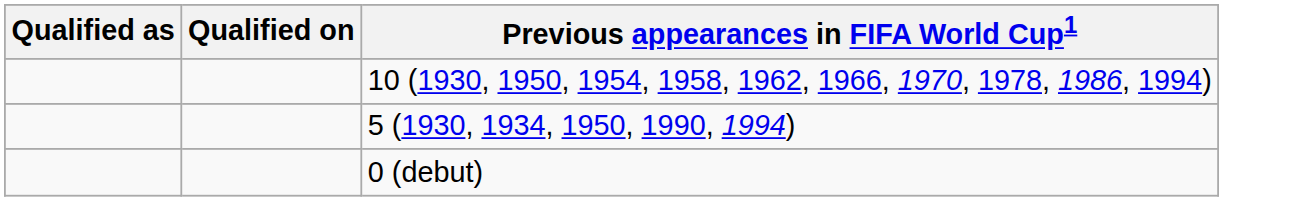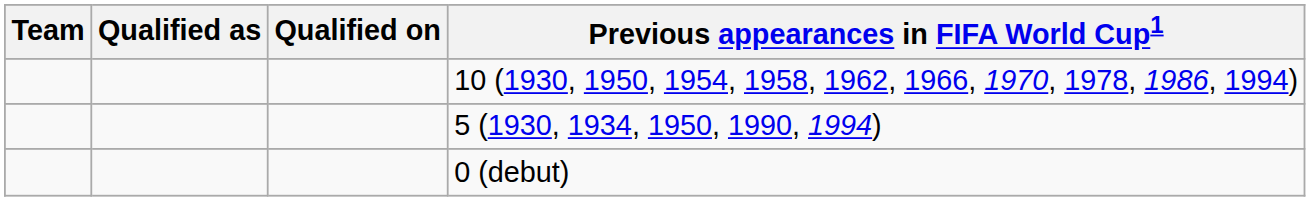+ column: (48, 31)
